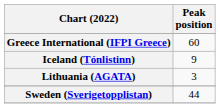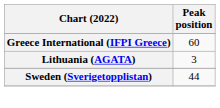- row: (89, 59)
